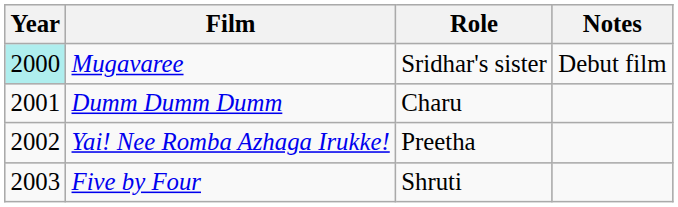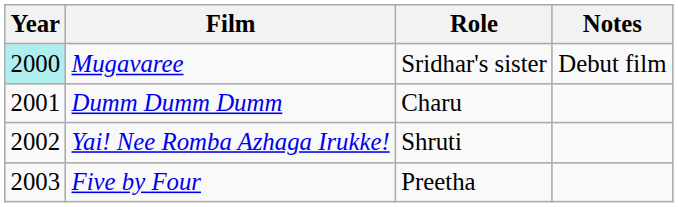(438, 142) Preetha -> (432, 142) Shruti
(432, 181) Shruti -> (438, 181) Preetha
